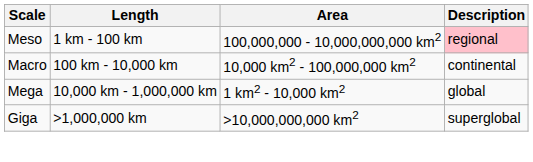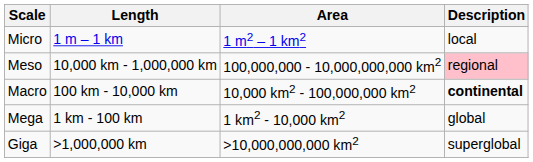+ row: (25, 39)
(98, 39) 1 km - 100 km -> (135, 66) 10,000 km - 1,000,000 km
(482, 66) normal -> (485, 92) bold
(135, 92) 10,000 km - 1,000,000 km -> (98, 118) 1 km - 100 km
